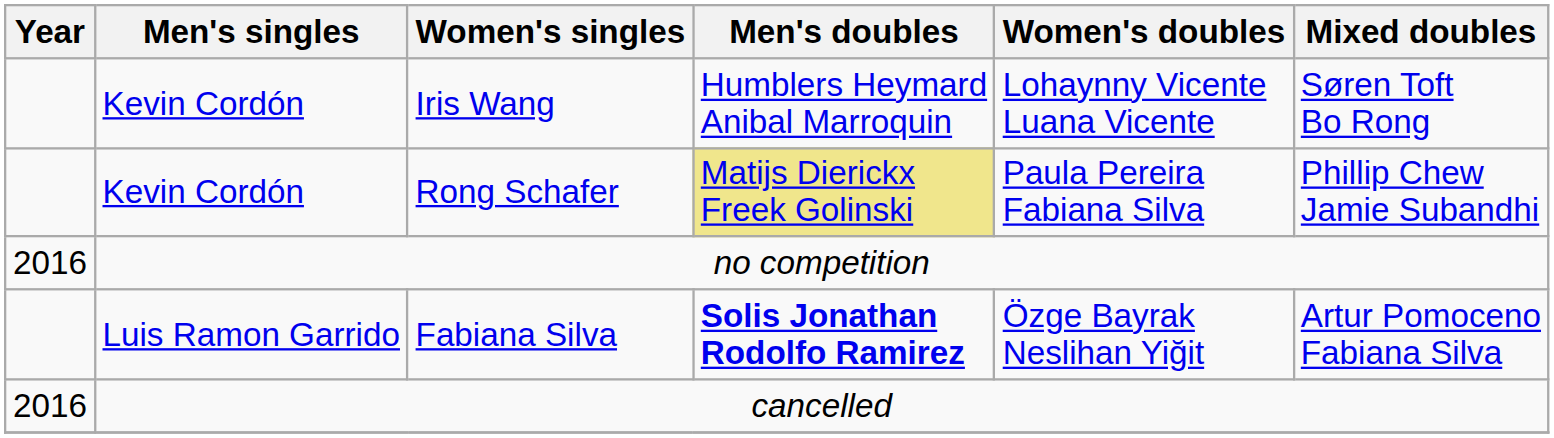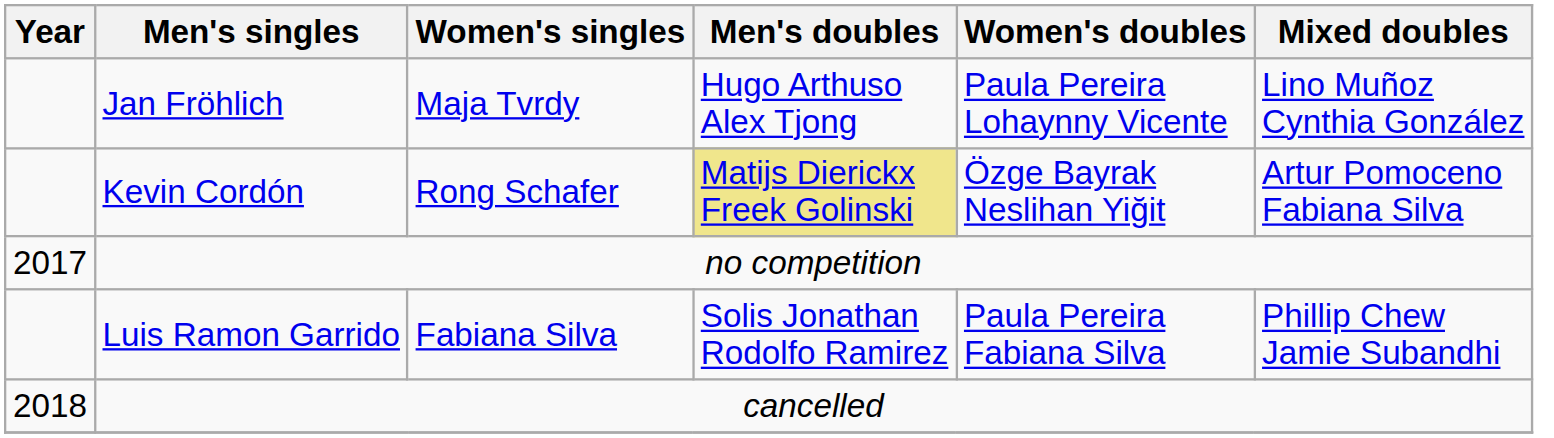+ row: (497, 103)
- row: (485, 103)
(1103, 192) Paula Pereira Fabiana Silva -> (1065, 192) Özge Bayrak Neslihan Yiğit
(1420, 192) Phillip Chew Jamie Subandhi -> (1382, 192) Artur Pomoceno Fabiana Silva
(50, 263) 2016 -> (50, 263) 2017
(833, 334) bold -> (825, 334) normal
(1103, 334) Özge Bayrak Neslihan Yiğit -> (1065, 334) Paula Pereira Fabiana Silva
(1421, 334) Artur Pomoceno Fabiana Silva -> (1381, 334) Phillip Chew Jamie Subandhi
(50, 405) 2016 -> (50, 405) 2018
